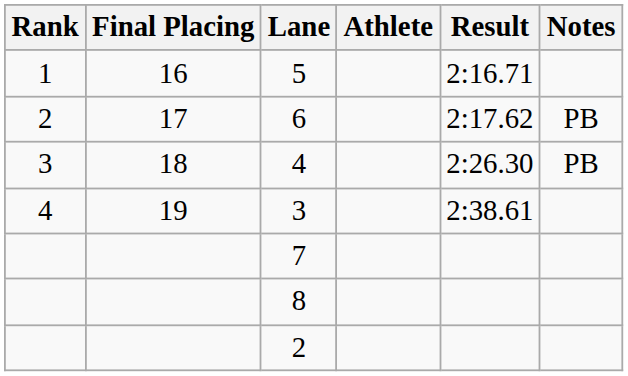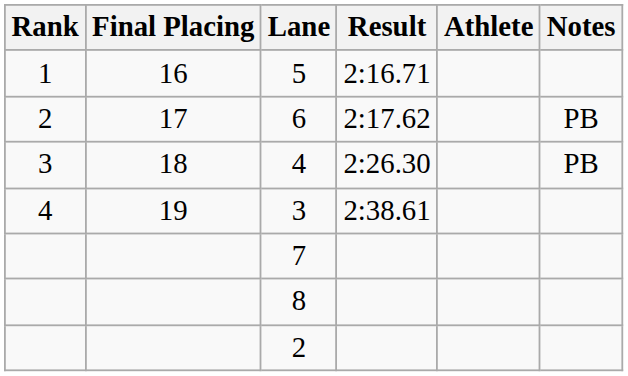columns swapped: (388, 27) <-> (490, 27)
